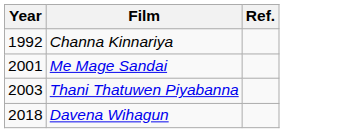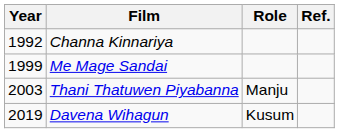+ column: (270, 16)
(25, 66) 2001 -> (25, 66) 1999
(25, 115) 2018 -> (25, 115) 2019
